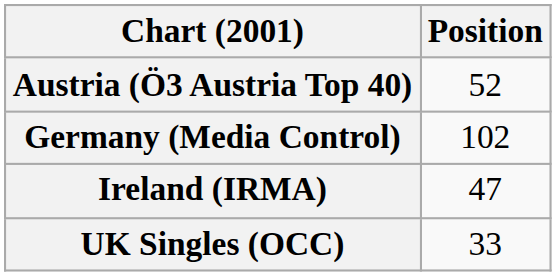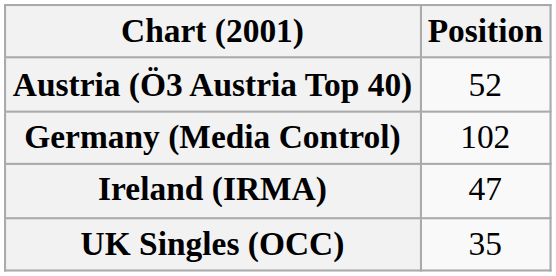(485, 243) 33 -> (485, 243) 35
